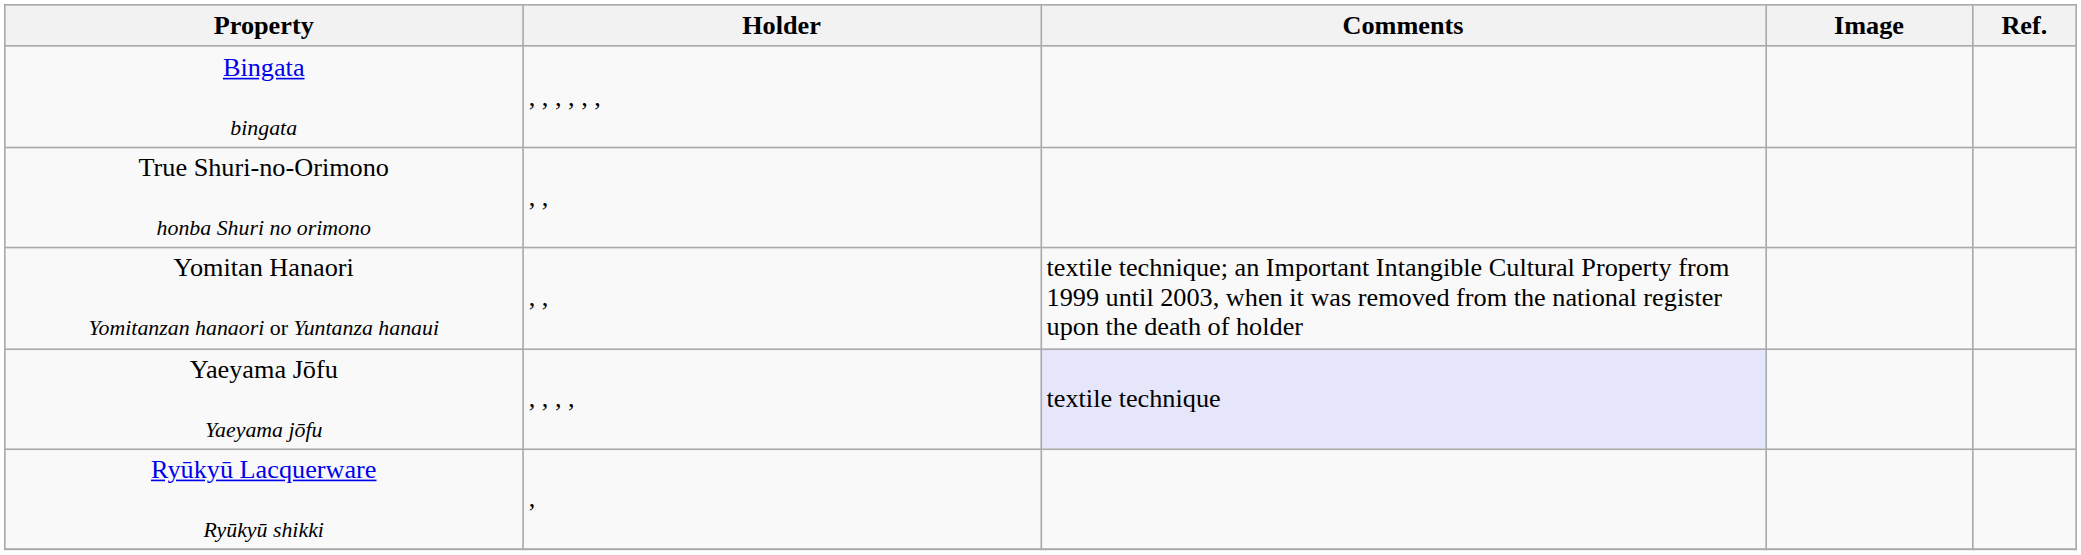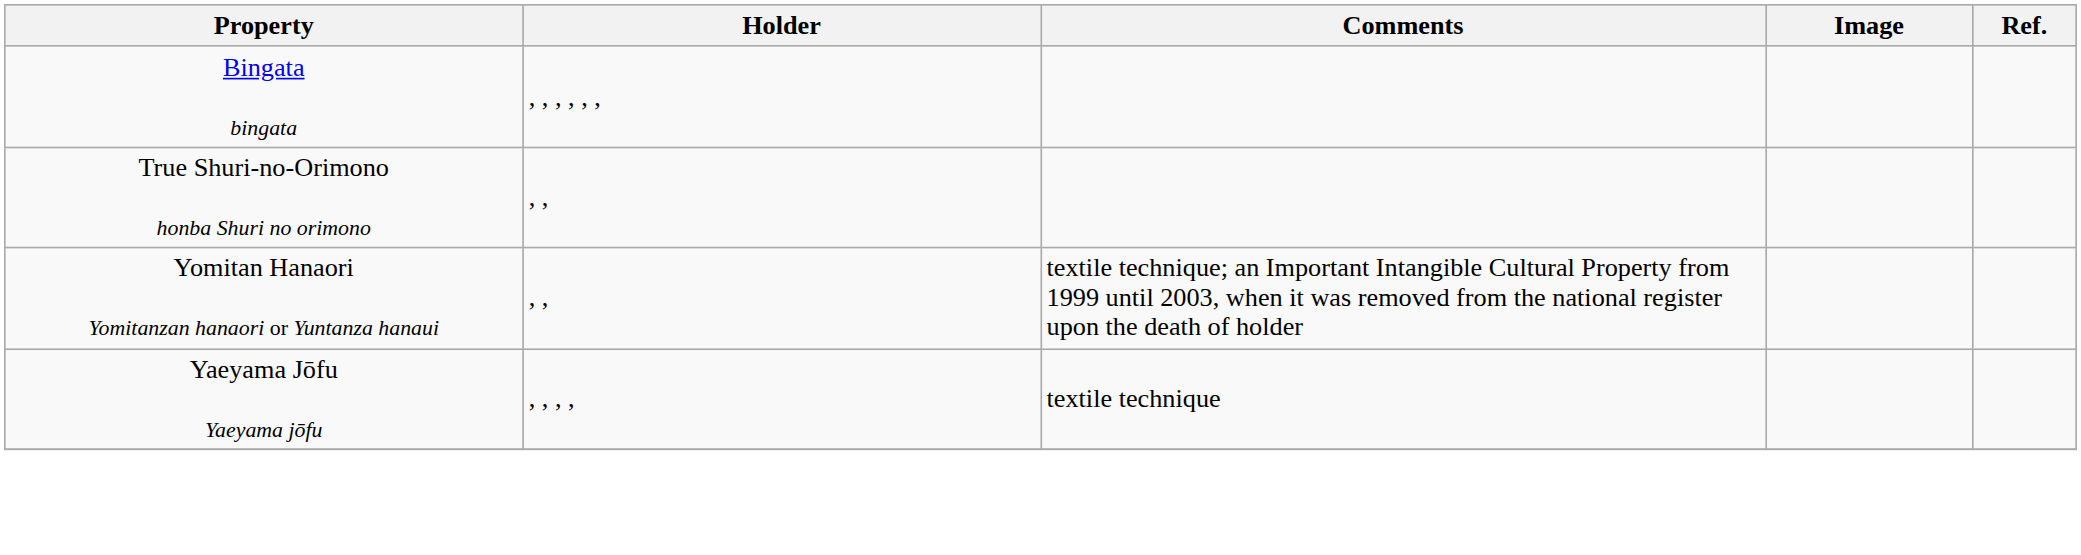(1134, 398) lavender background -> (1134, 398) no background
- row: (264, 499)
